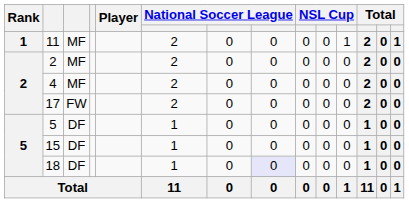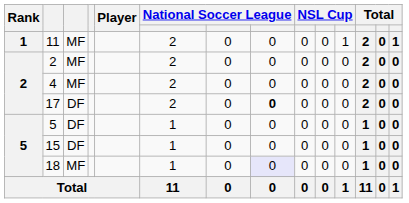(76, 104) FW -> (76, 104) DF
(274, 104) normal -> (272, 104) bold
(76, 166) DF -> (76, 166) MF
